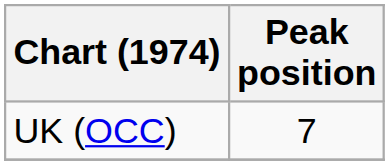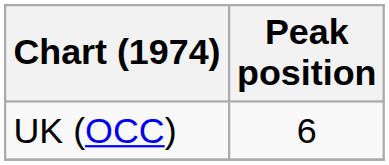(307, 130) 7 -> (307, 130) 6
